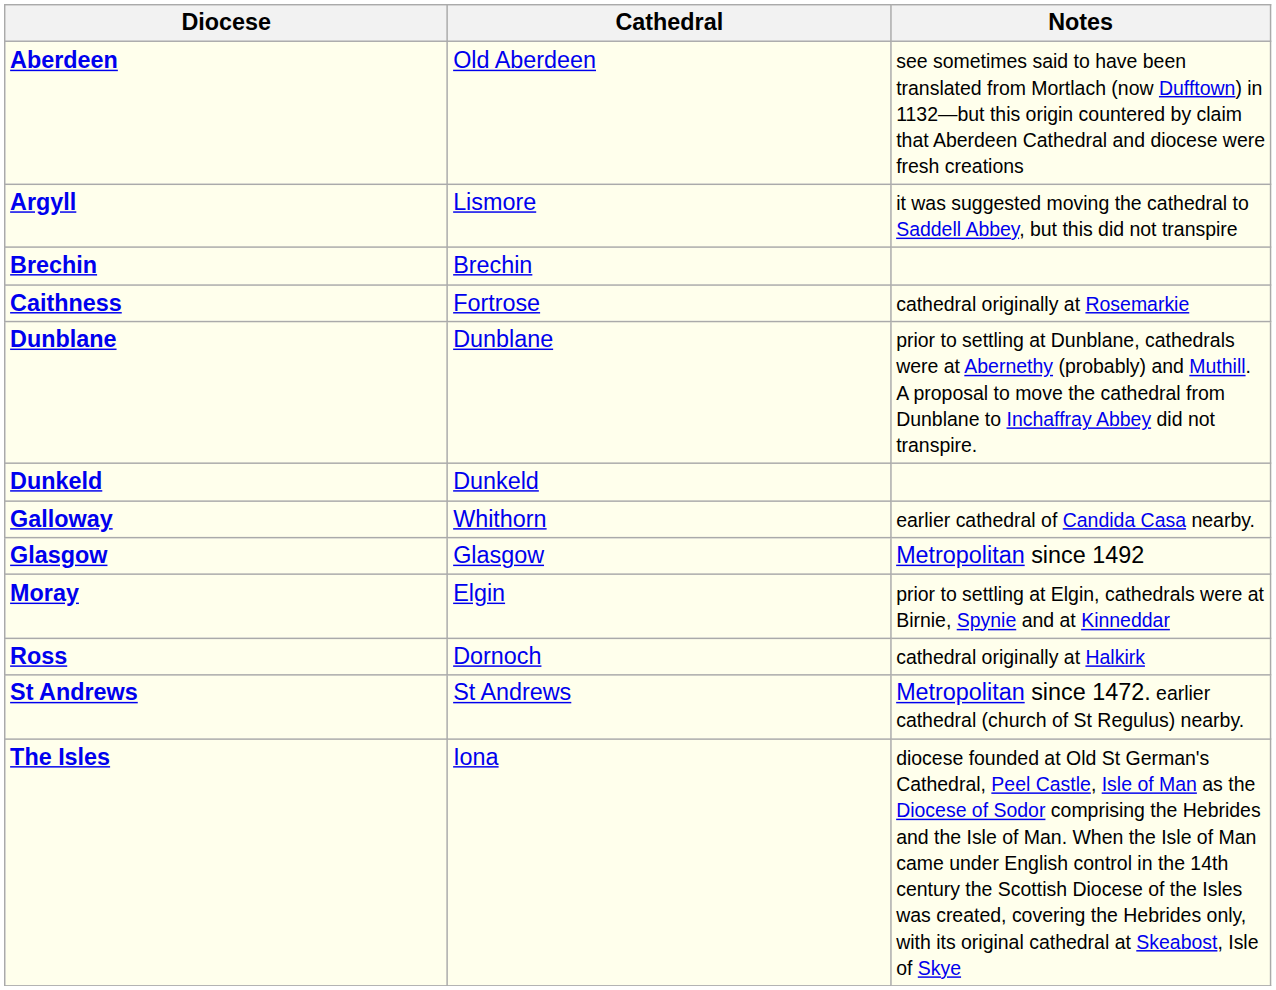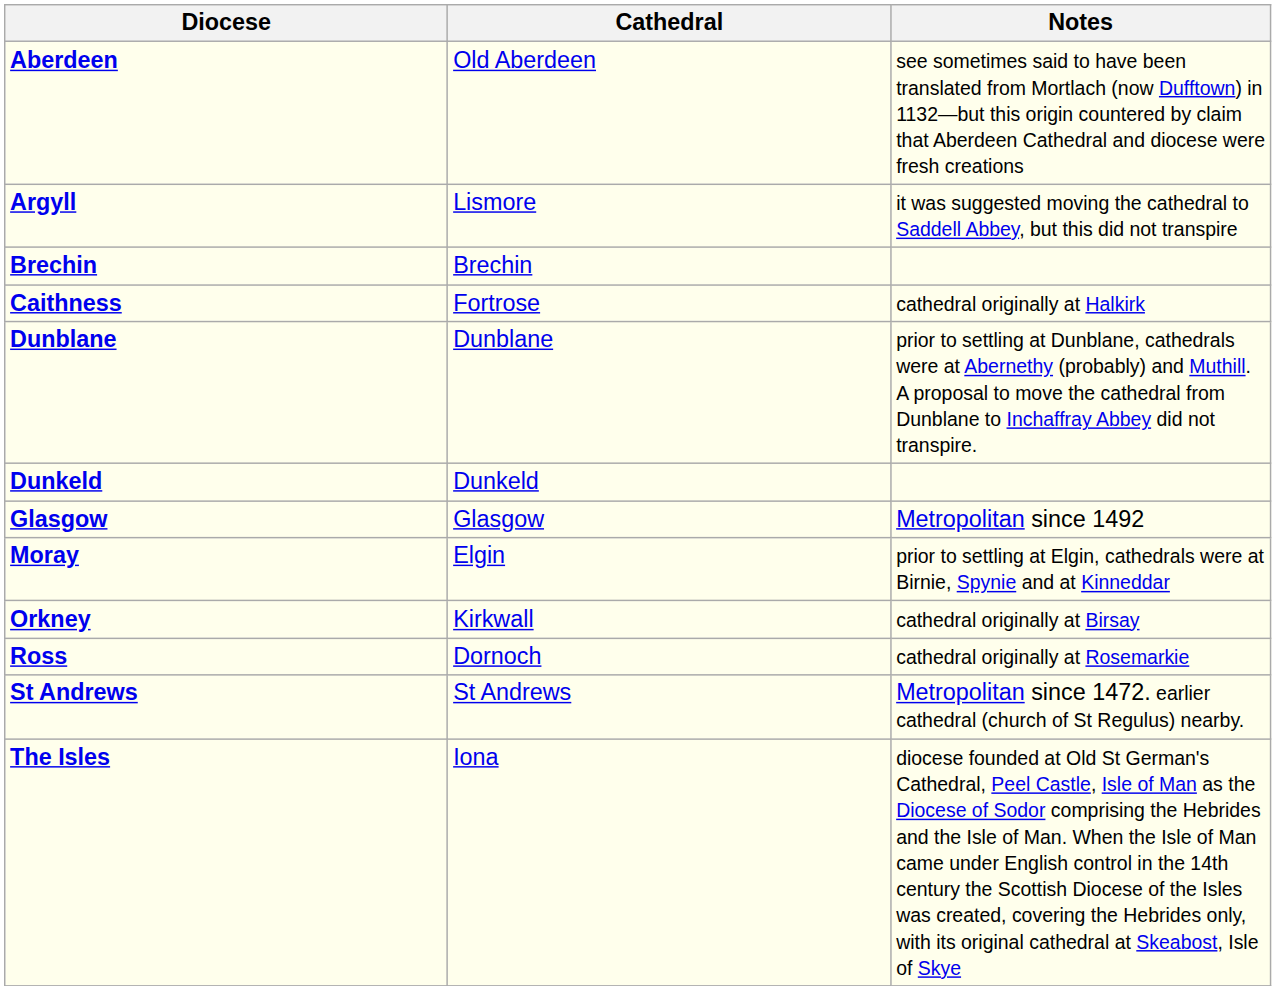(1043, 304) cathedral originally at Rosemarkie -> (1021, 304) cathedral originally at Halkirk
- row: (61, 518)
+ row: (50, 619)
(1021, 657) cathedral originally at Halkirk -> (1043, 657) cathedral originally at Rosemarkie
